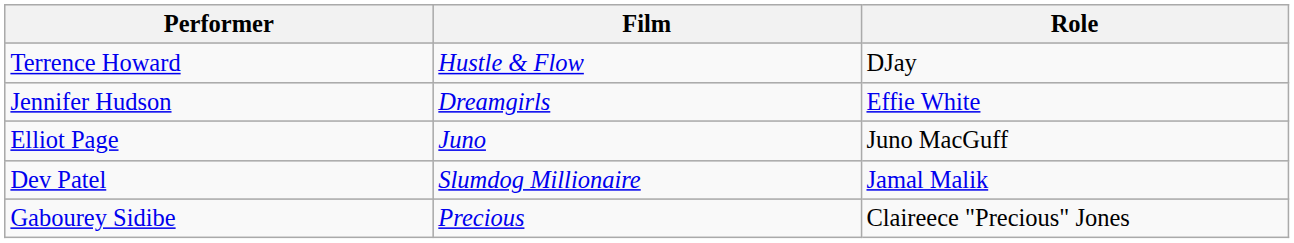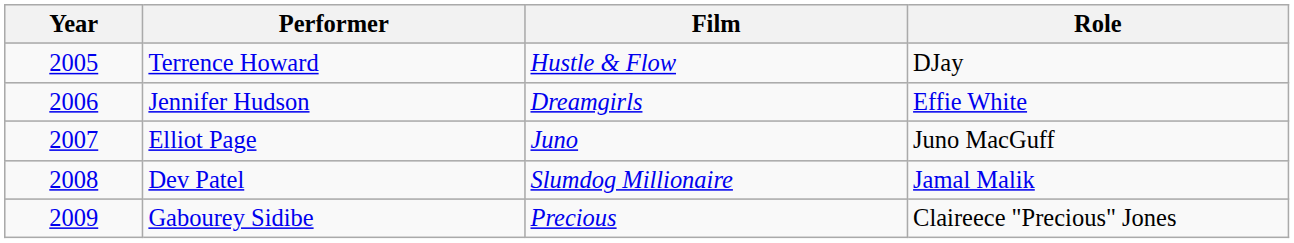+ column: (74, 23)
